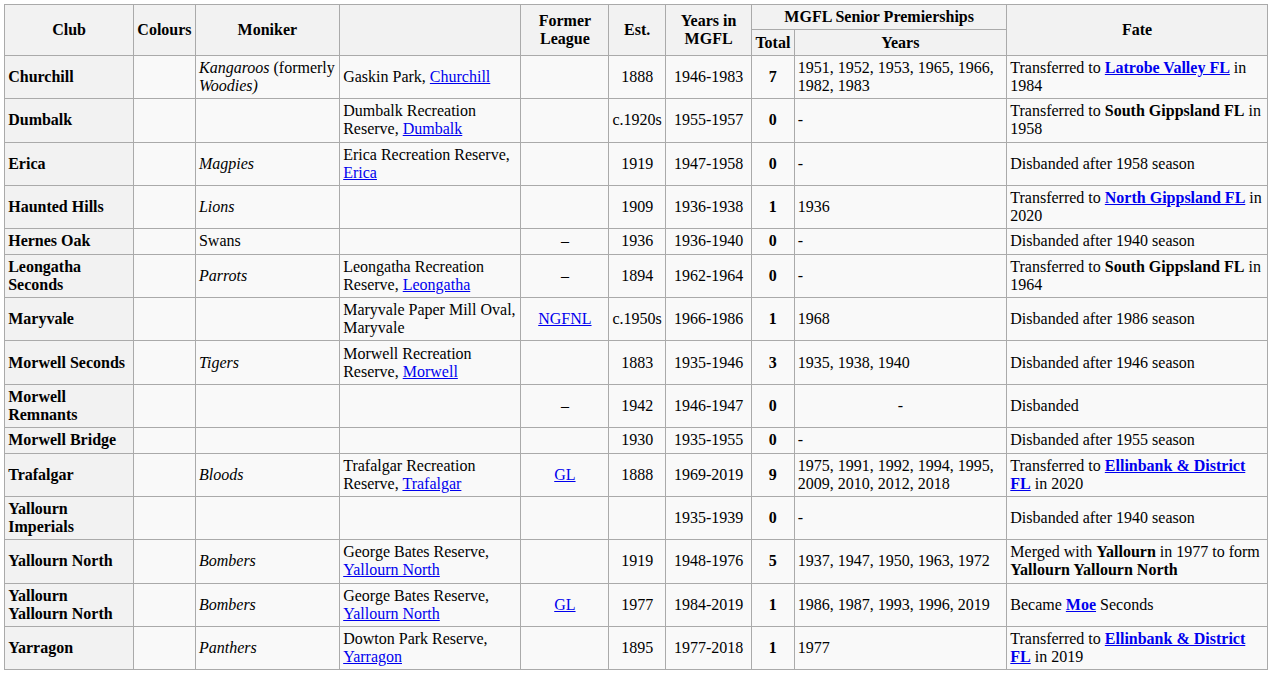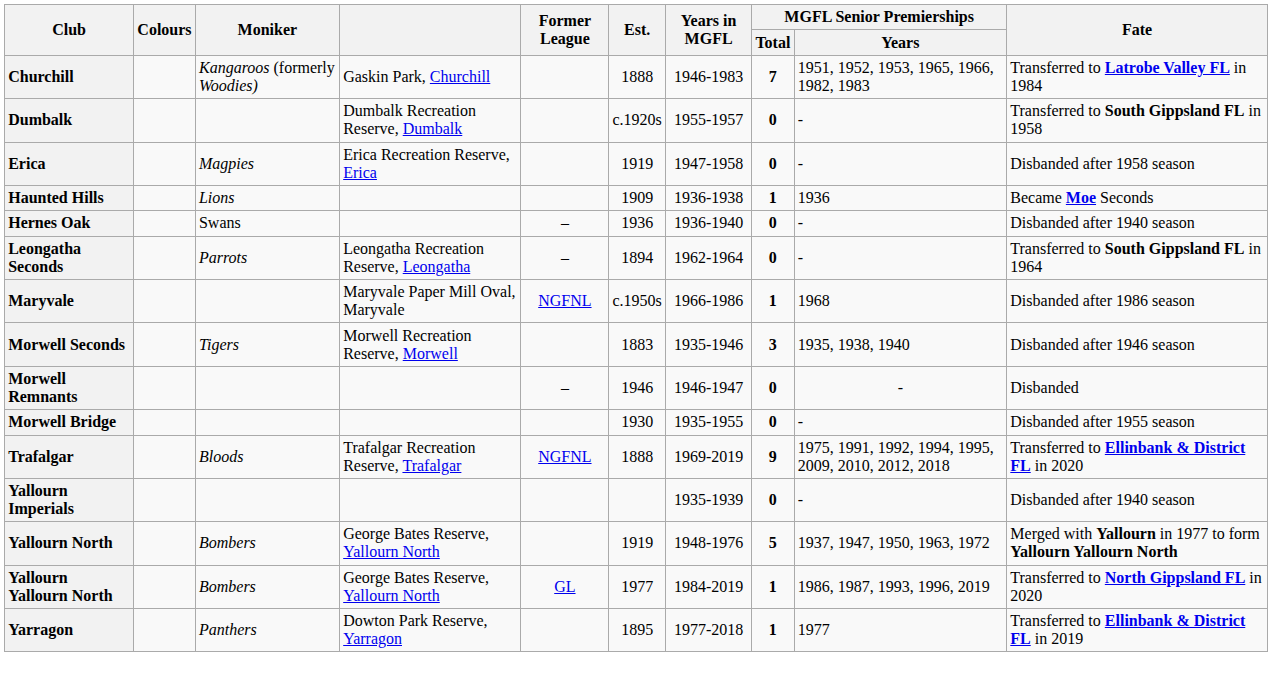(1136, 207) Transferred to North Gippsland FL in 2020 -> (1082, 198) Became Moe Seconds
(637, 405) 1942 -> (637, 387) 1946
(565, 474) GL -> (565, 456) NGFNL
(1082, 604) Became Moe Seconds -> (1136, 586) Transferred to North Gippsland FL in 2020
